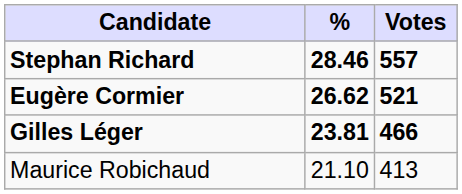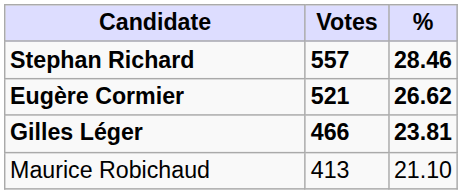columns swapped: (416, 22) <-> (340, 22)
